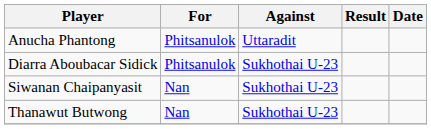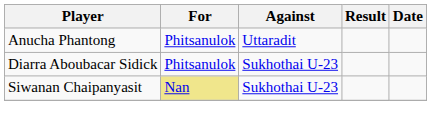(177, 87) no background -> (177, 87) khaki background
- row: (67, 111)
